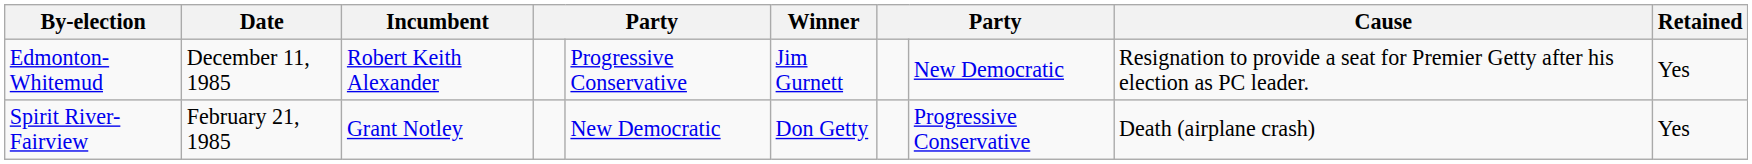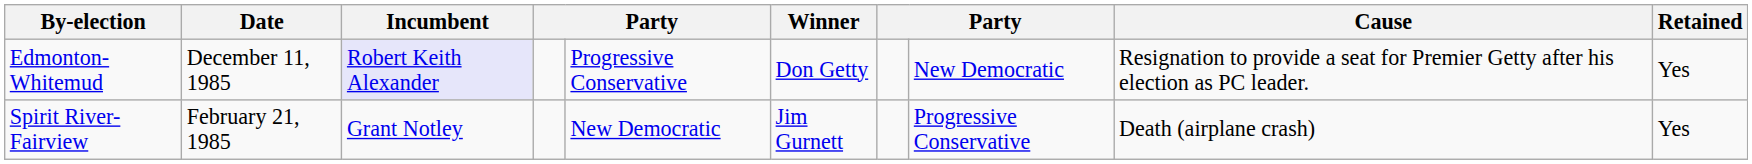(404, 69) no background -> (404, 69) lavender background
(809, 69) Jim Gurnett -> (822, 69) Don Getty
(822, 129) Don Getty -> (809, 129) Jim Gurnett
